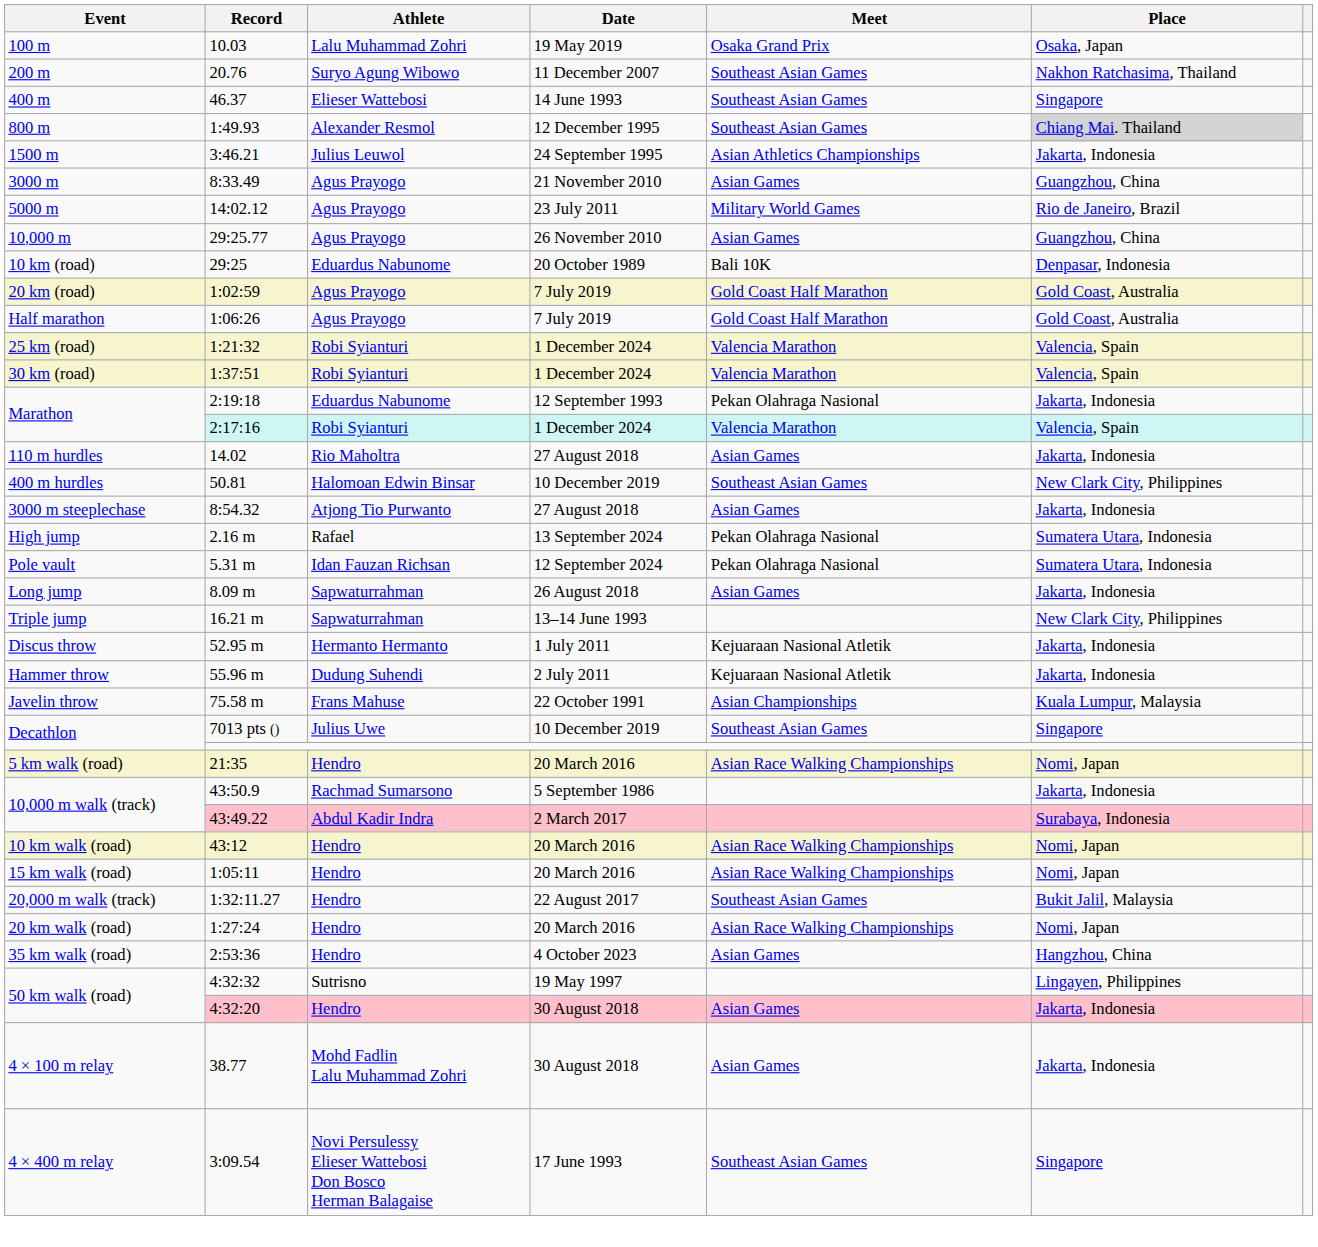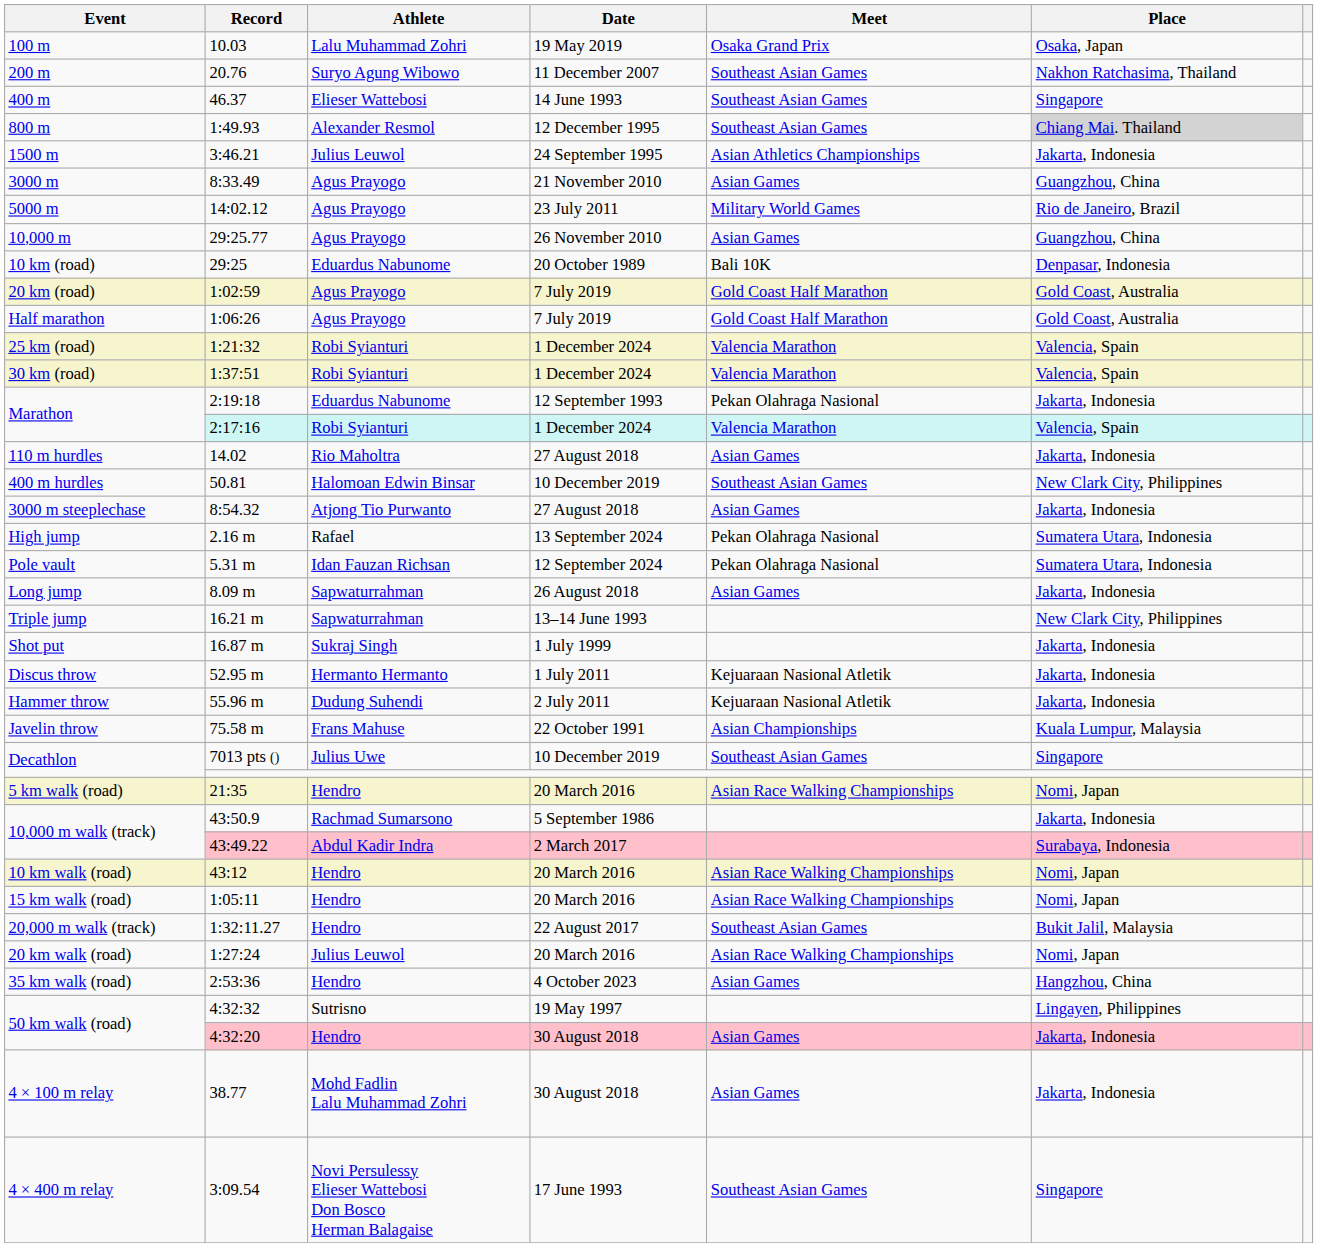+ row: (36, 646)
(336, 927) Hendro -> (358, 954) Julius Leuwol
